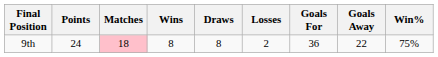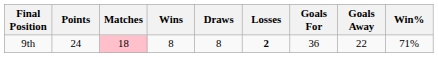(266, 44) normal -> (266, 44) bold
(409, 44) 75% -> (409, 44) 71%
